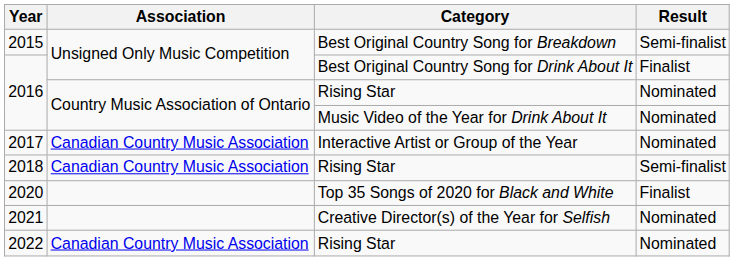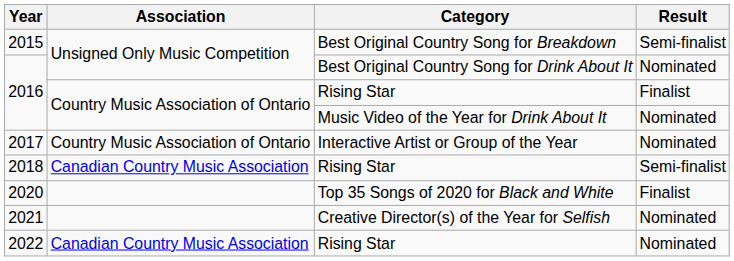(665, 67) Finalist -> (678, 67) Nominated
(678, 92) Nominated -> (665, 92) Finalist
(180, 142) Canadian Country Music Association -> (181, 142) Country Music Association of Ontario
